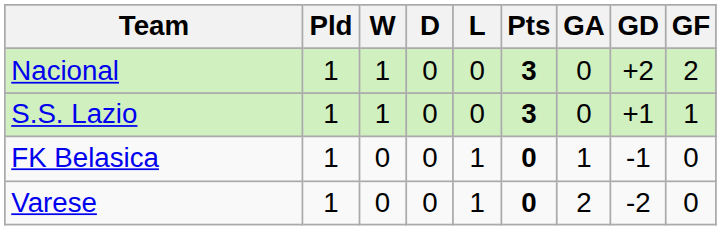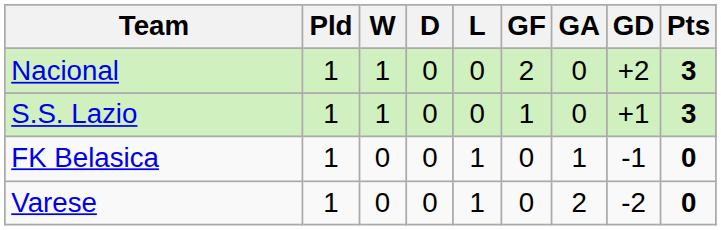columns swapped: (691, 26) <-> (529, 26)
